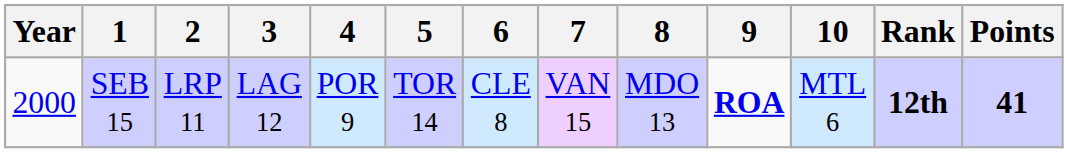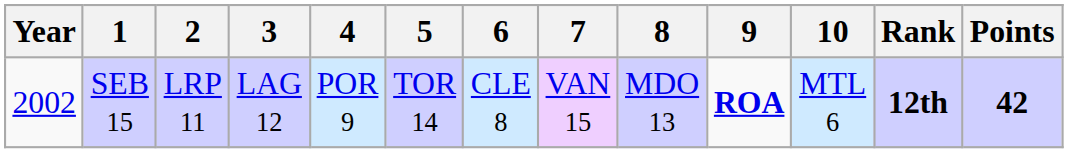(44, 102) 2000 -> (44, 102) 2002
(1012, 102) 41 -> (1012, 102) 42
